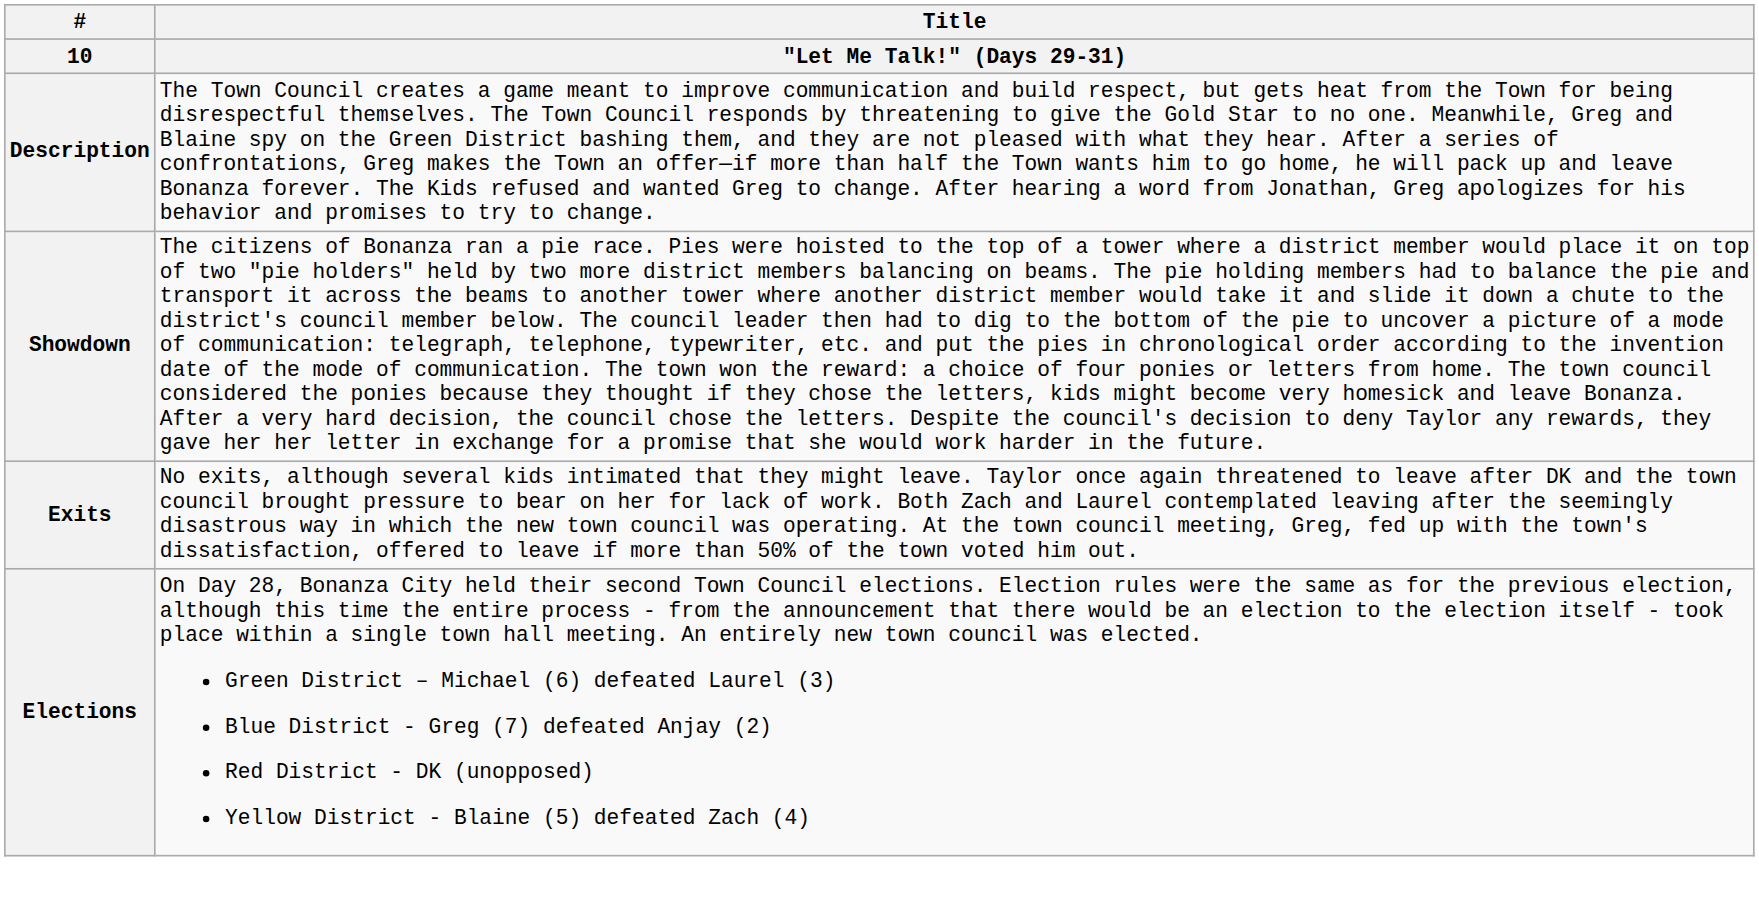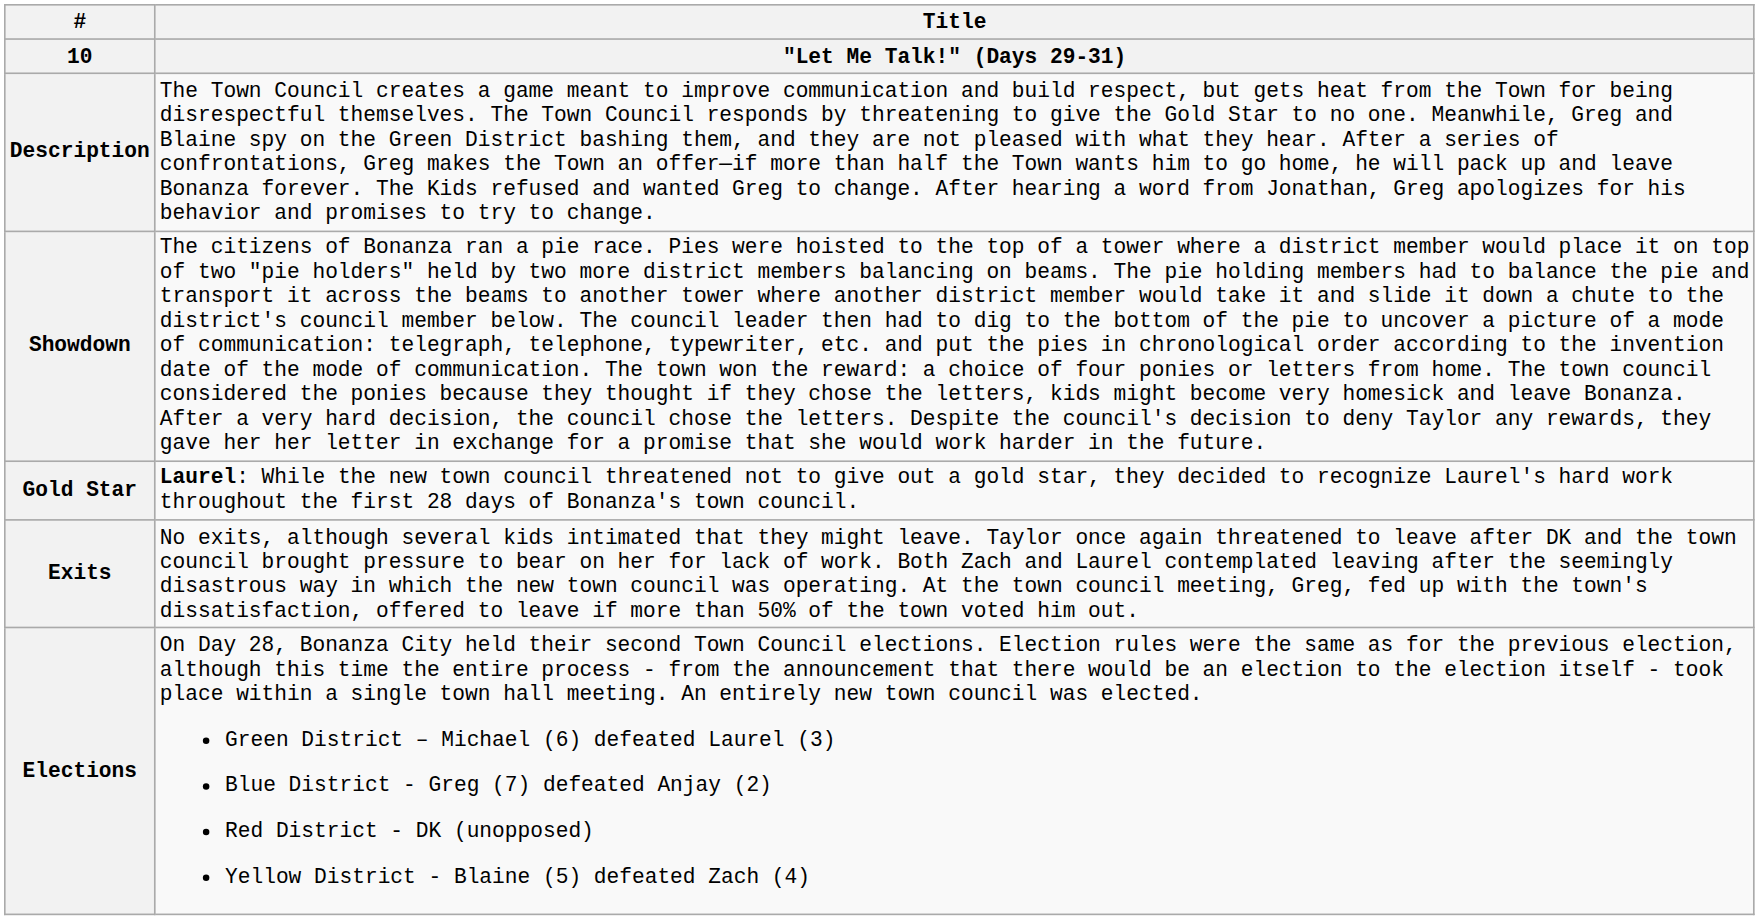+ row: (80, 490)
